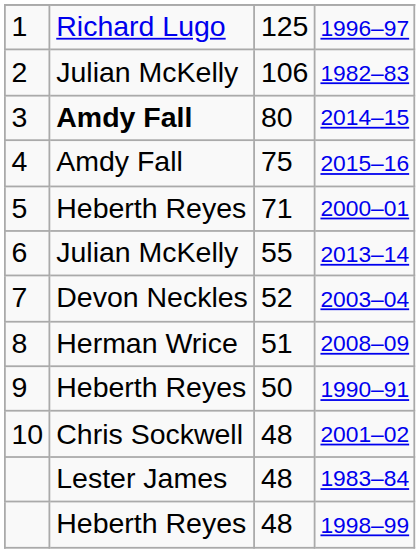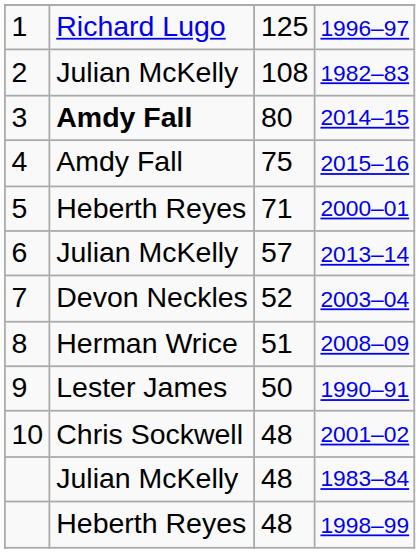(285, 72) 106 -> (285, 72) 108
(277, 252) 55 -> (277, 252) 57
(151, 388) Heberth Reyes -> (142, 388) Lester James
(142, 478) Lester James -> (147, 478) Julian McKelly
